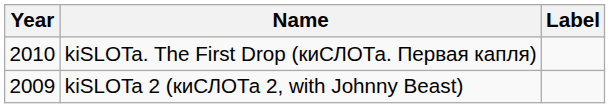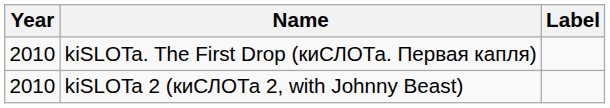(32, 86) 2009 -> (32, 86) 2010
